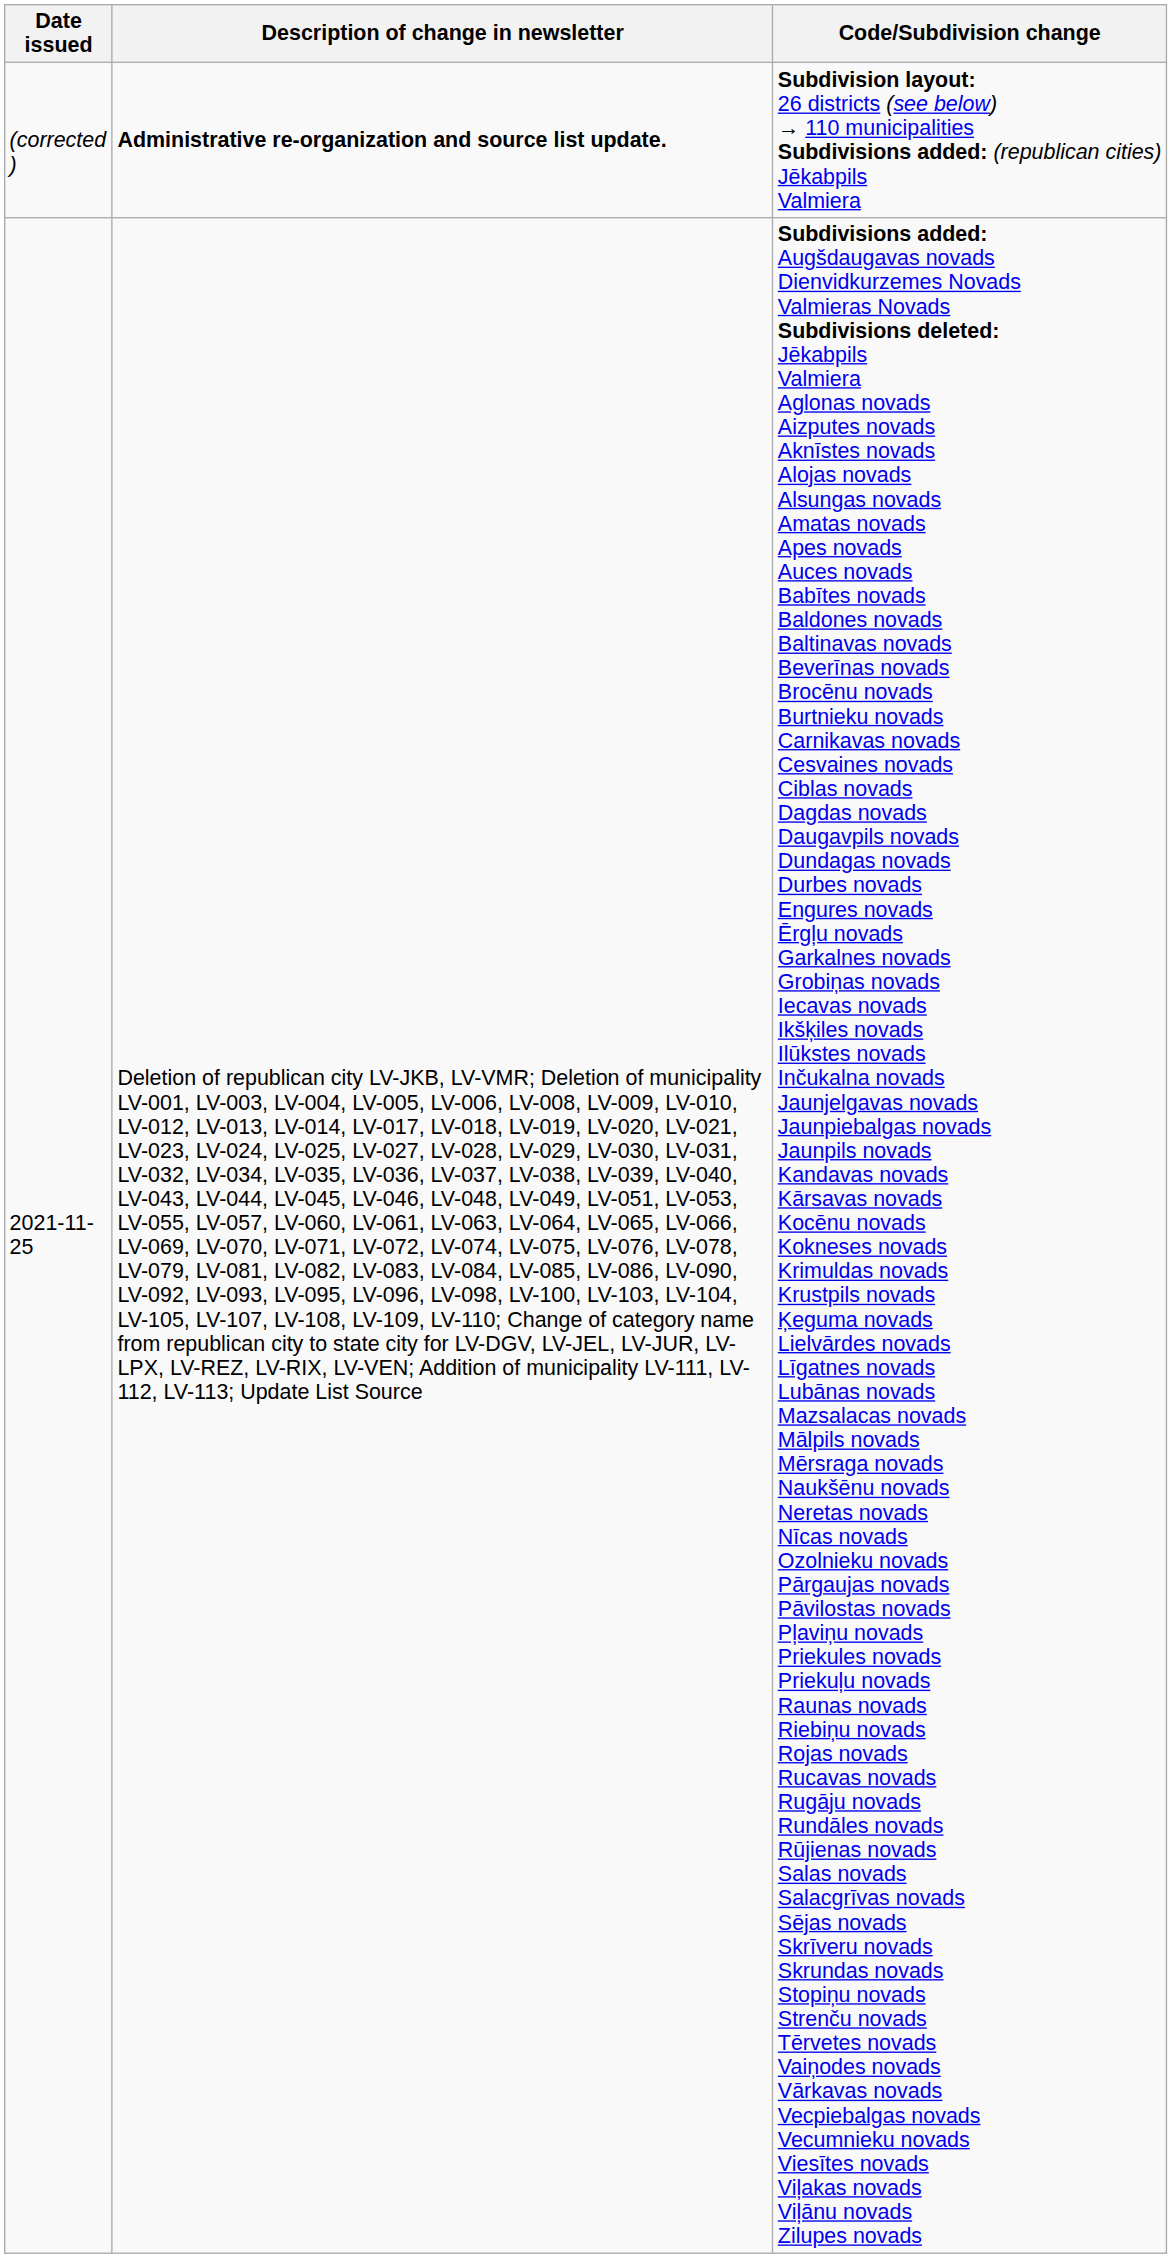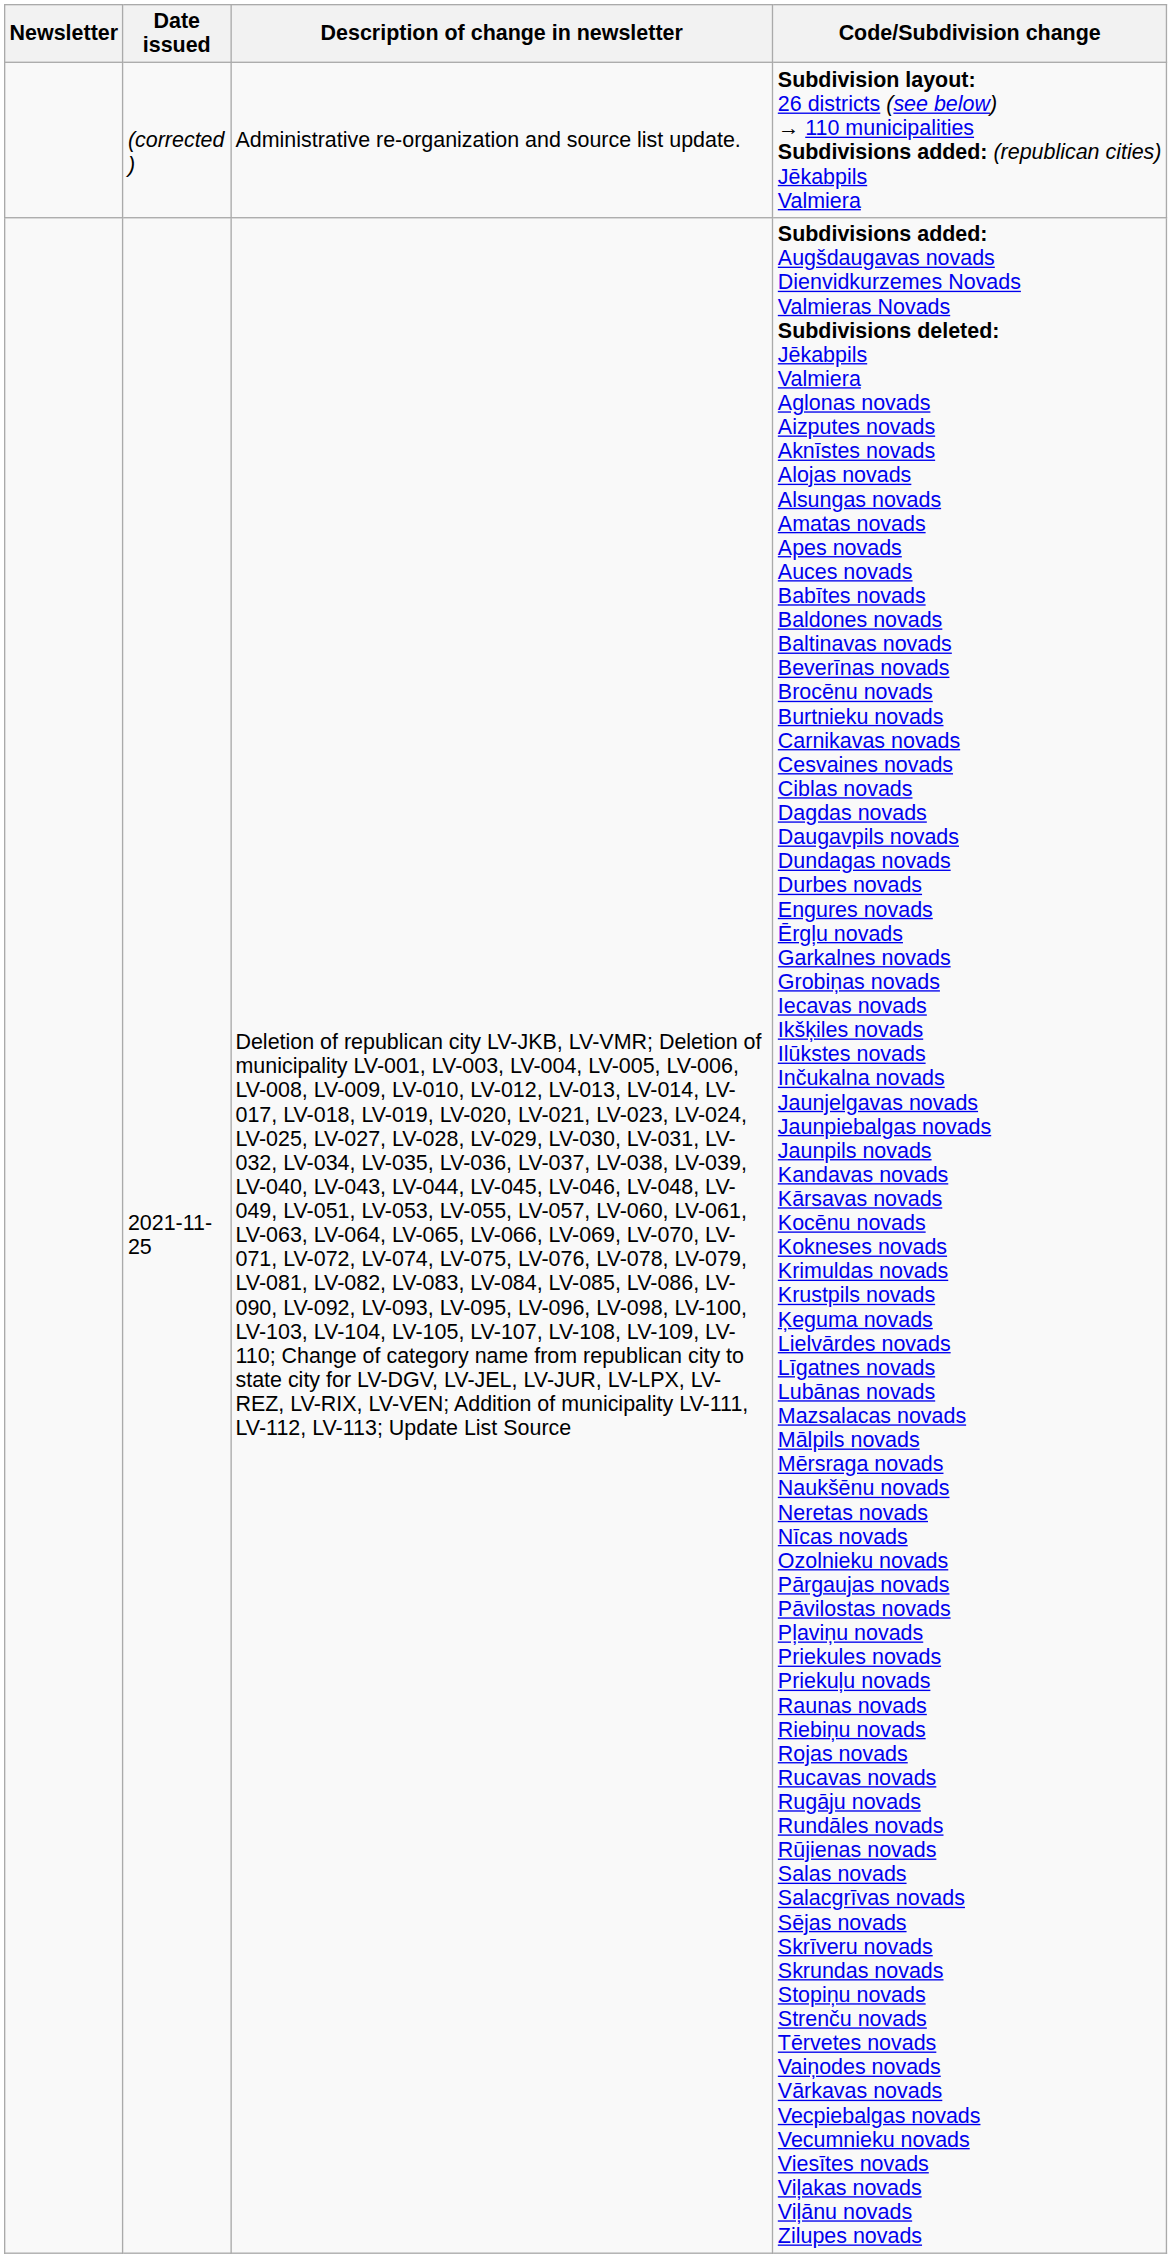+ column: (64, 33)
(392, 139) bold -> (488, 139) normal
